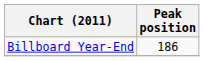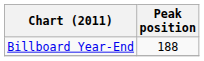(168, 47) 186 -> (168, 47) 188
